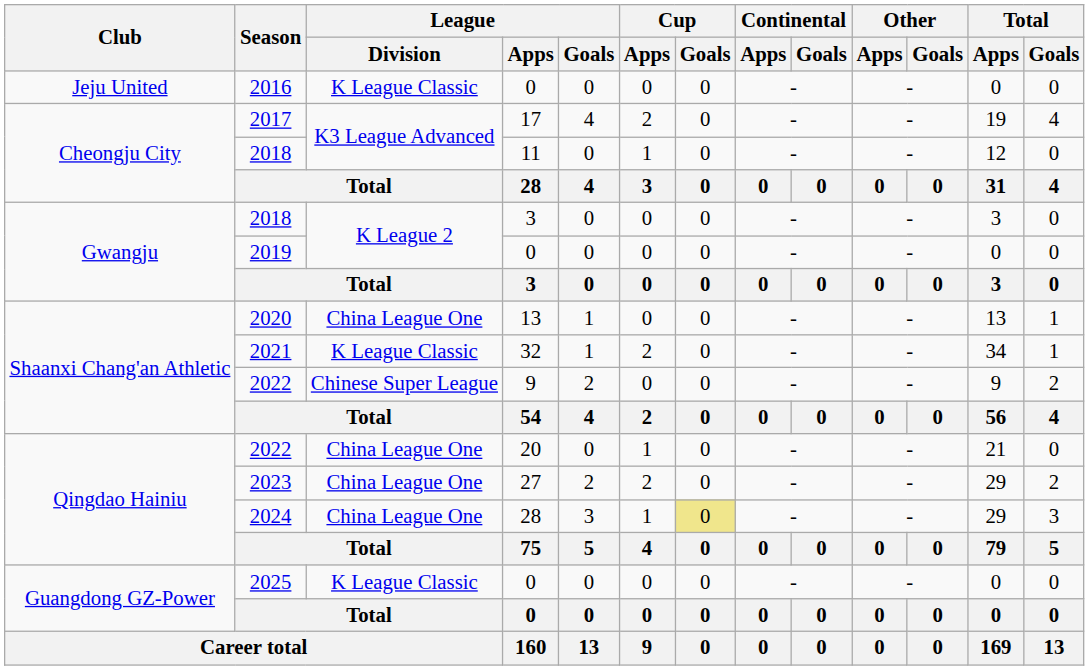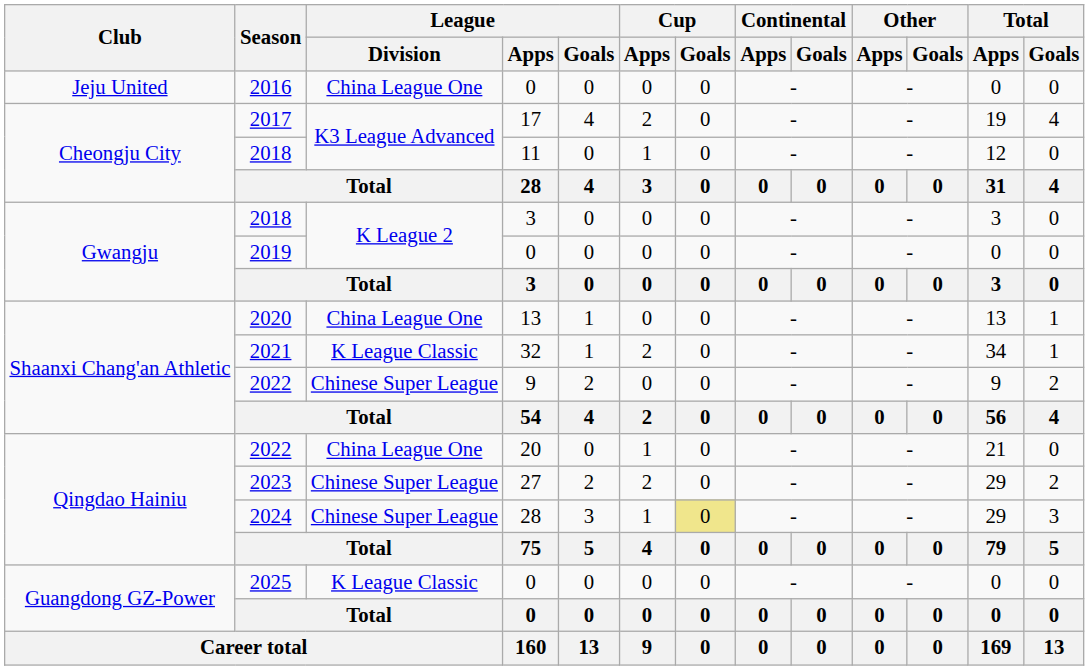(404, 86) K League Classic -> (404, 86) China League One
(404, 482) China League One -> (404, 482) Chinese Super League
(404, 515) China League One -> (404, 515) Chinese Super League
